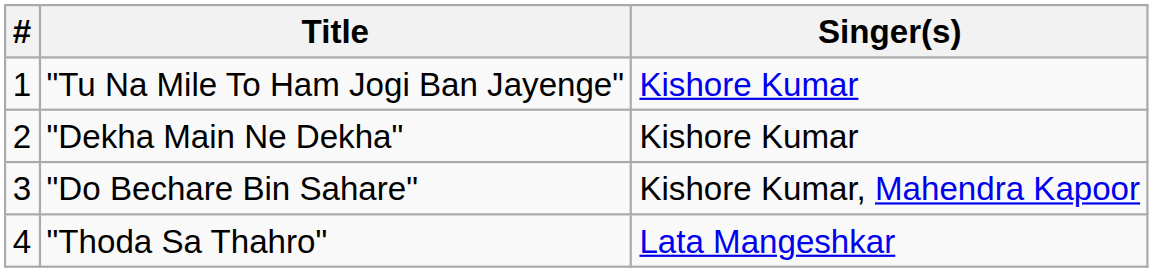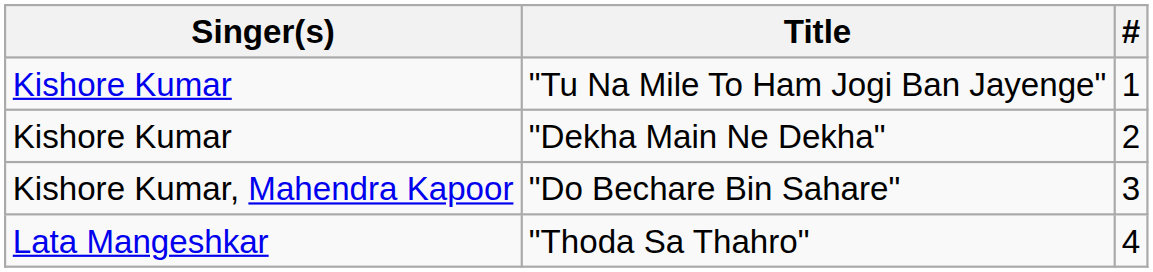columns swapped: (22, 32) <-> (890, 32)
